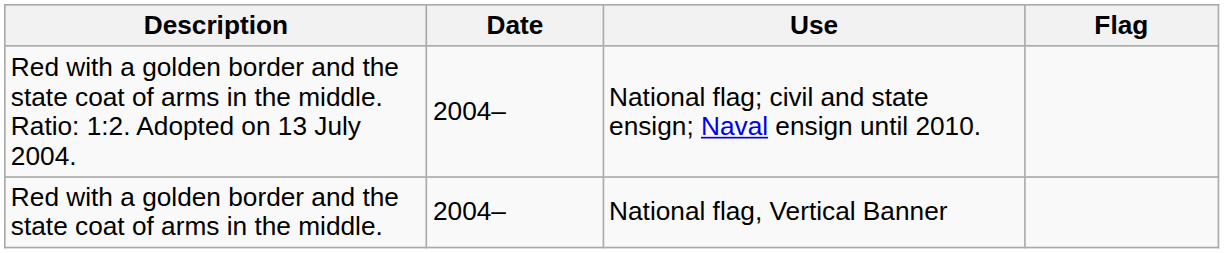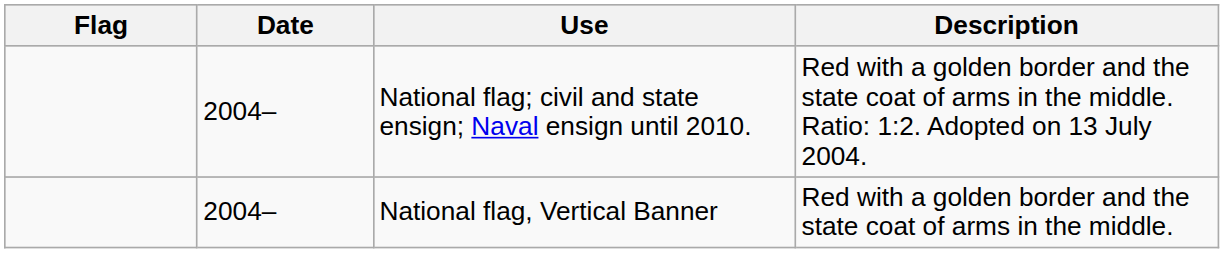columns swapped: (1121, 25) <-> (216, 25)
